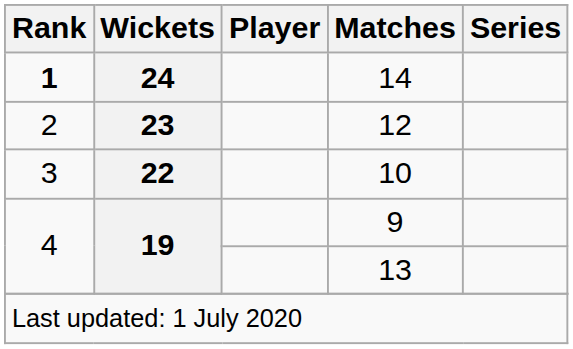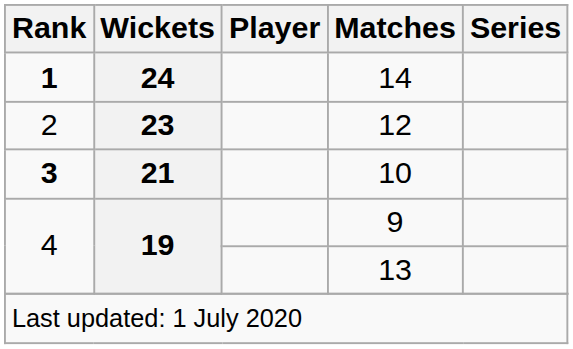(49, 173) normal -> (49, 173) bold
(158, 173) 22 -> (158, 173) 21
